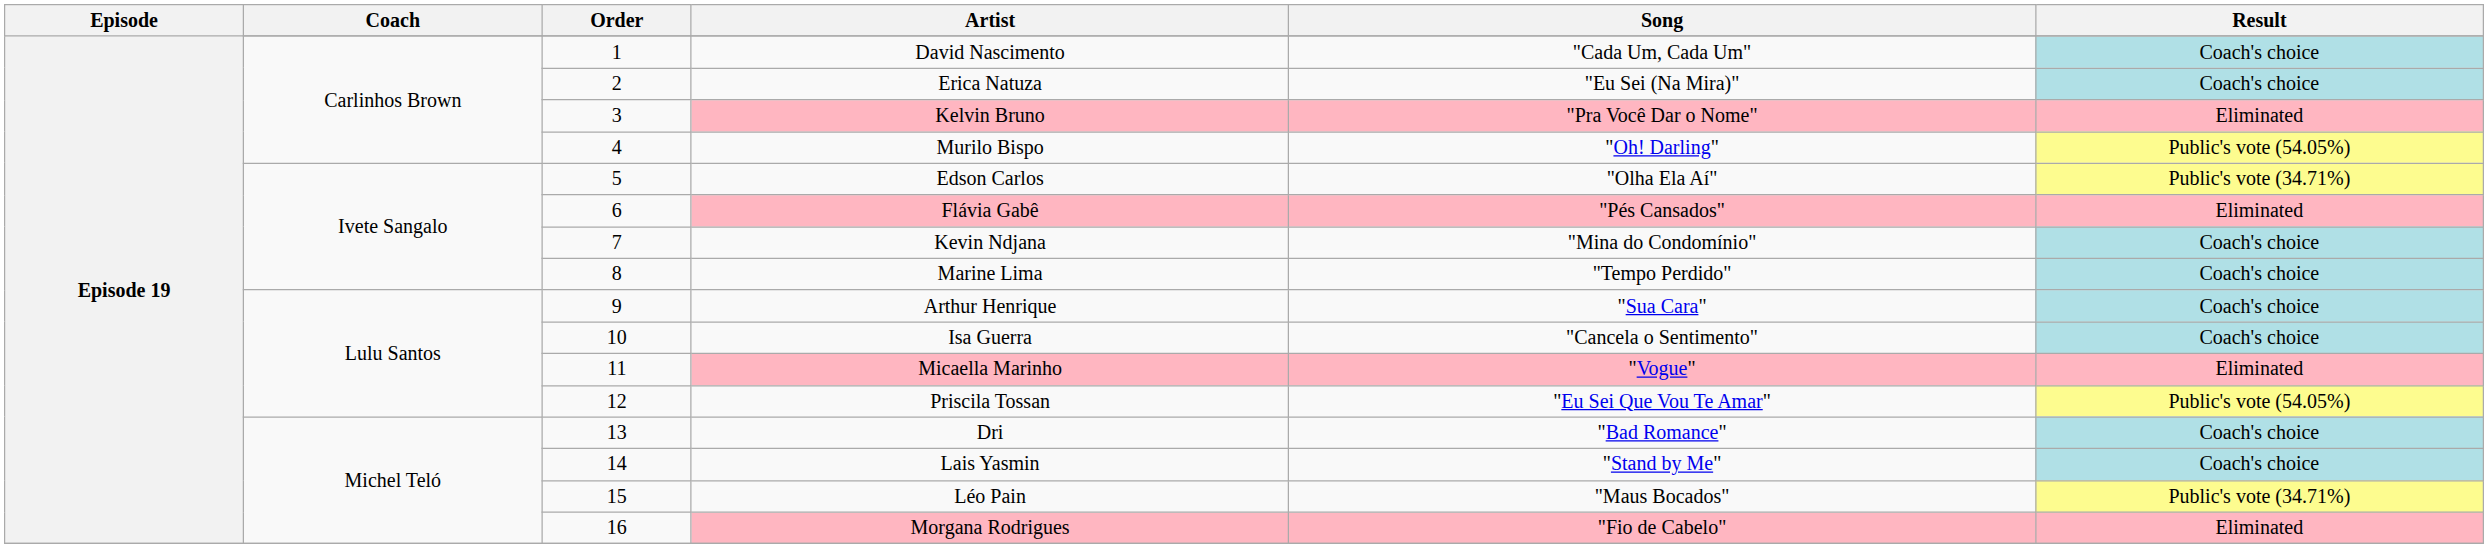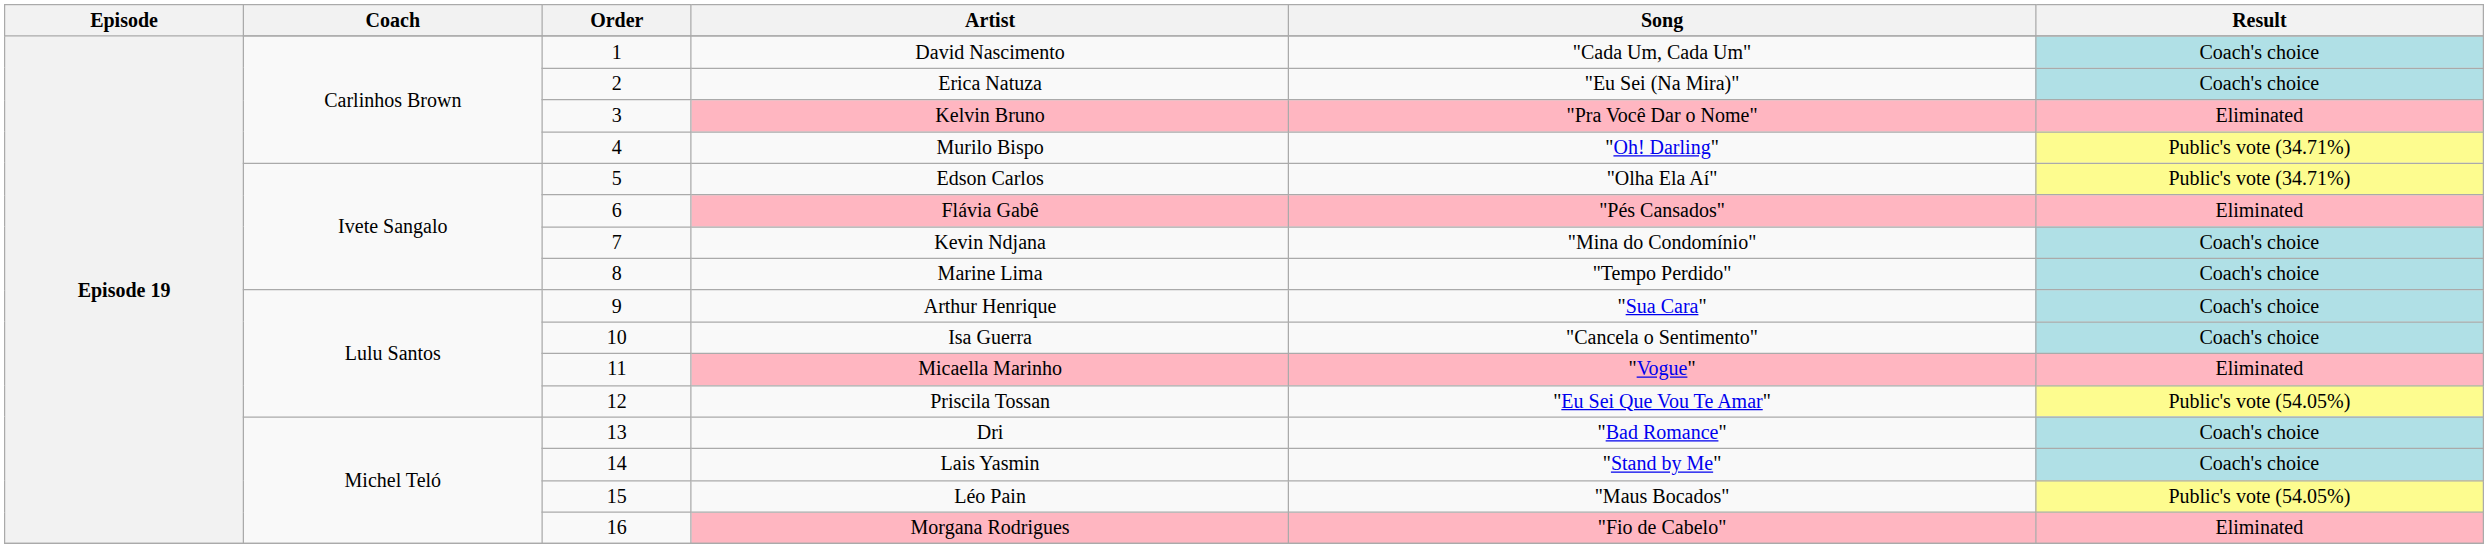(2259, 147) Public's vote (54.05%) -> (2259, 147) Public's vote (34.71%)
(2259, 496) Public's vote (34.71%) -> (2259, 496) Public's vote (54.05%)
